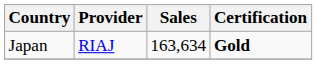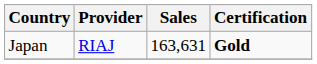(178, 45) 163,634 -> (178, 45) 163,631
